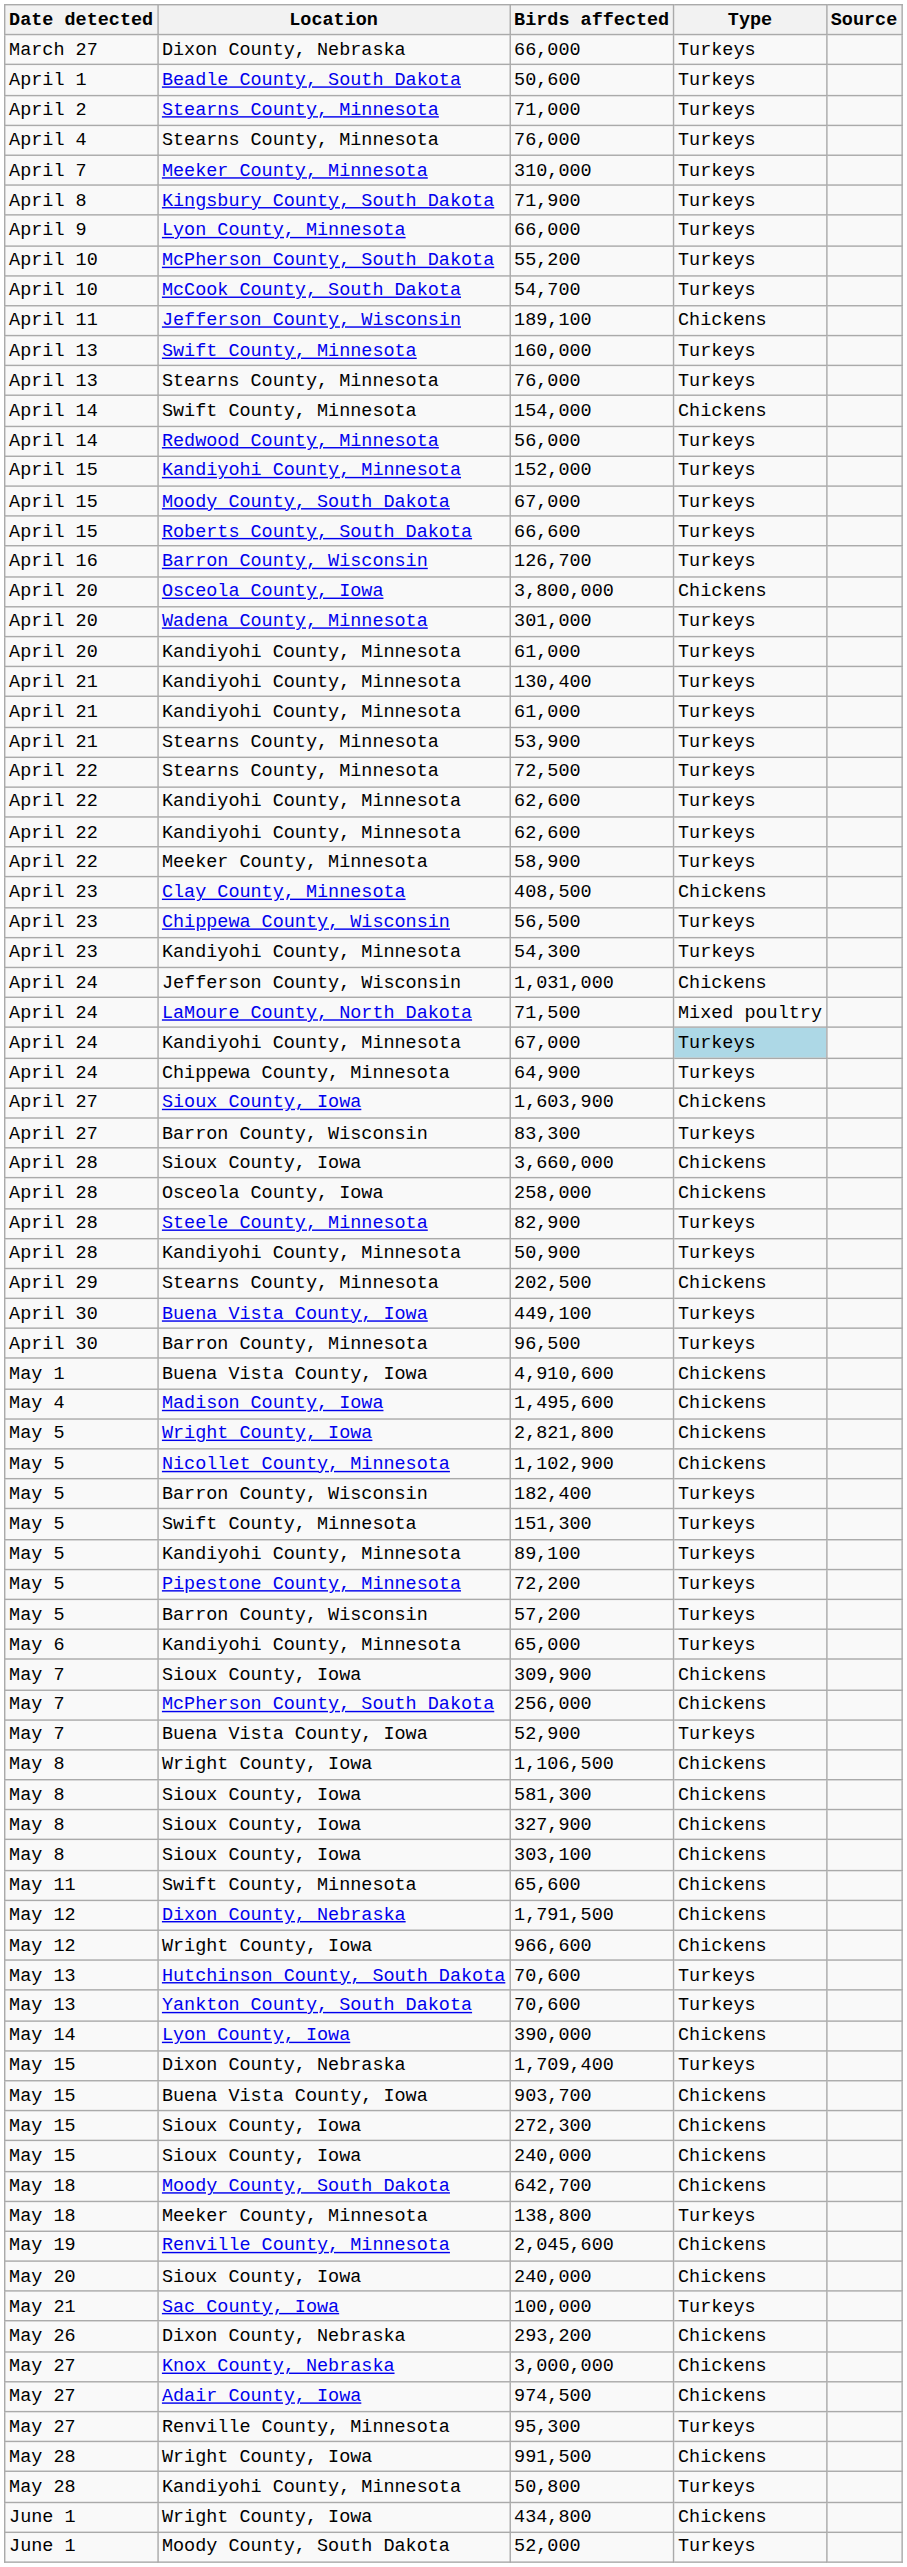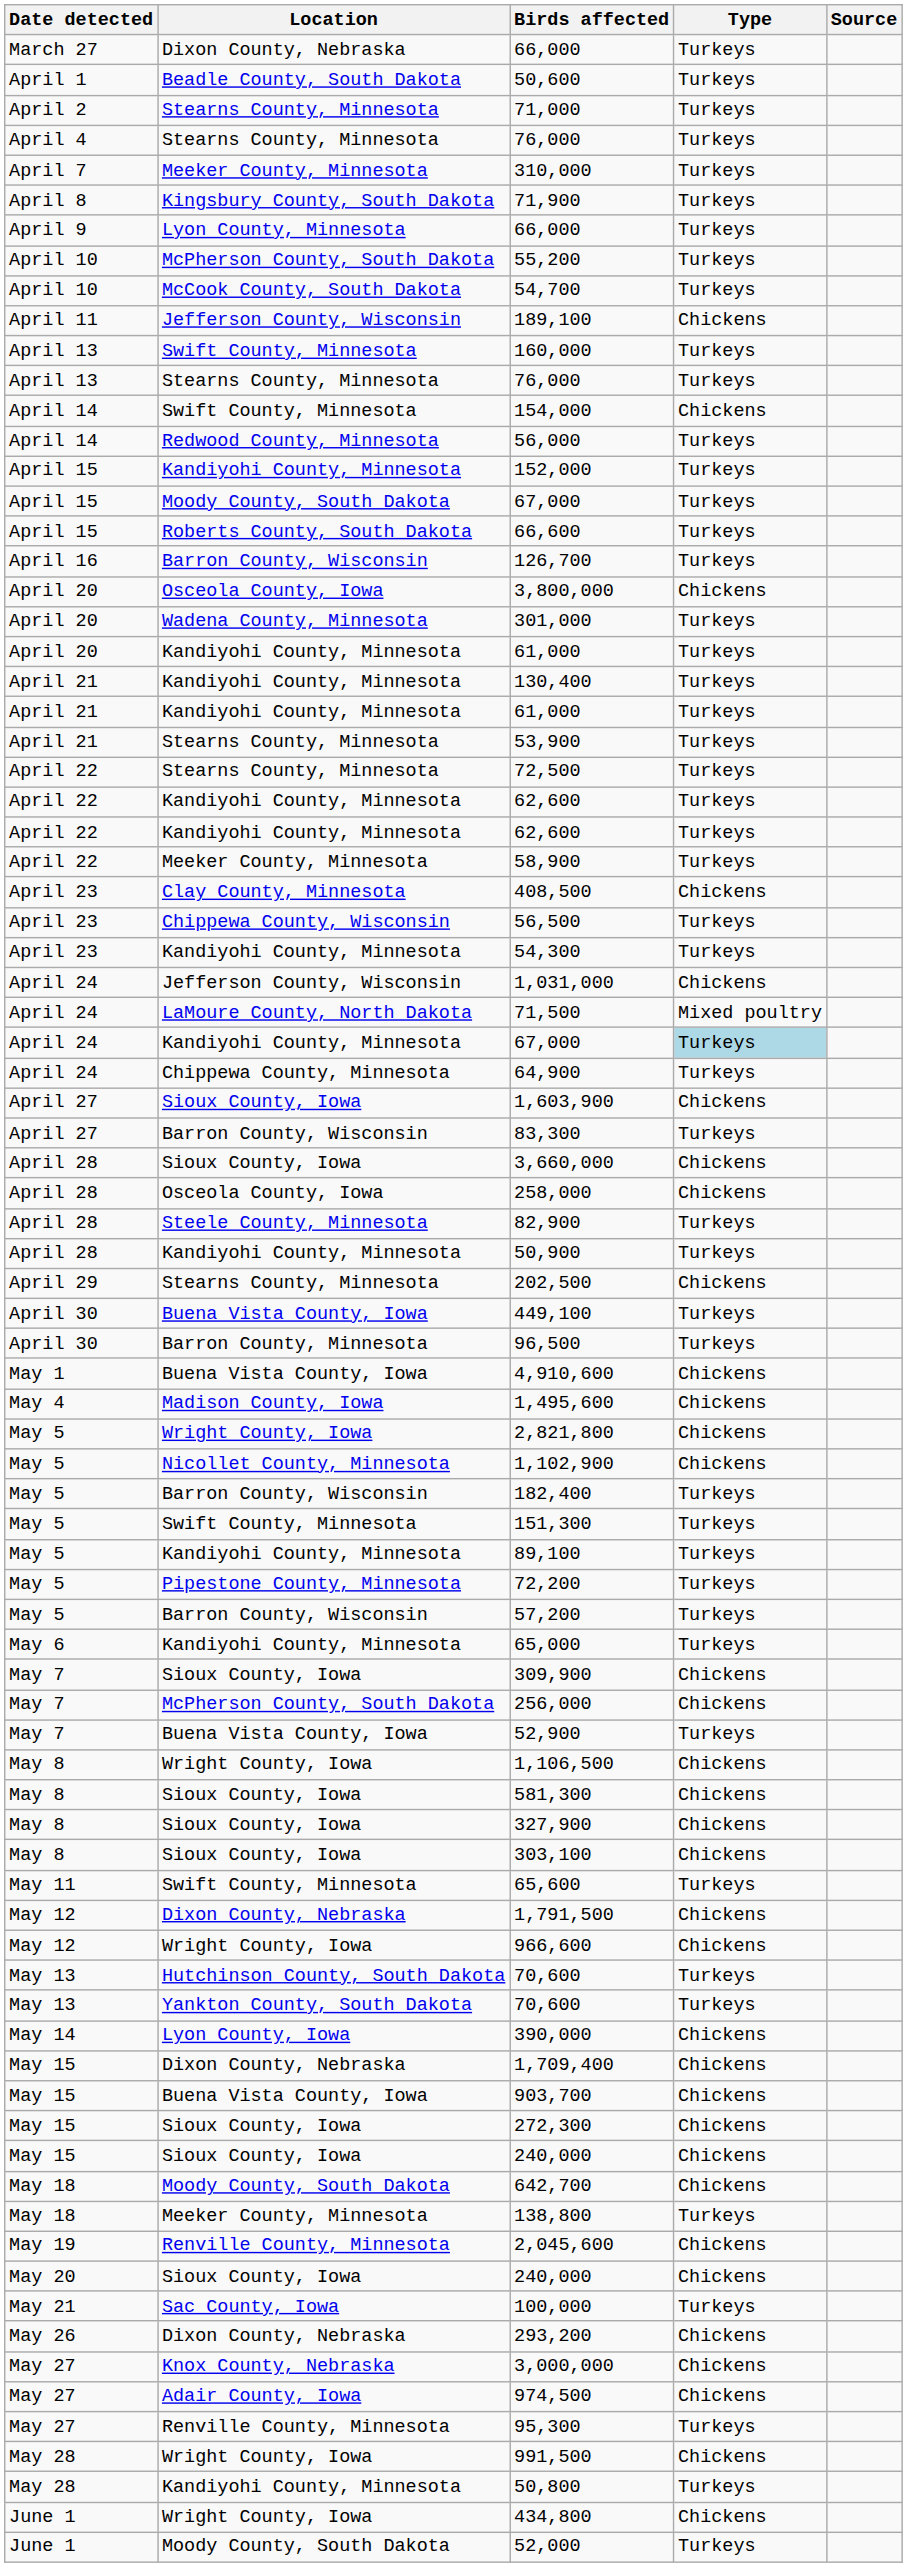(722, 1885) Chickens -> (717, 1885) Turkeys
(717, 2066) Turkeys -> (722, 2066) Chickens
